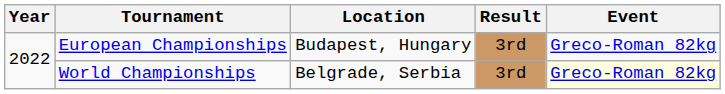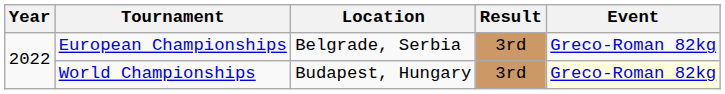(383, 47) Budapest, Hungary -> (378, 47) Belgrade, Serbia
(378, 75) Belgrade, Serbia -> (383, 75) Budapest, Hungary
